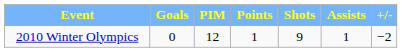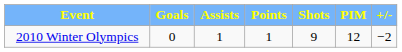columns swapped: (346, 15) <-> (212, 15)
